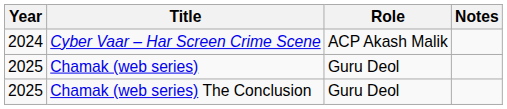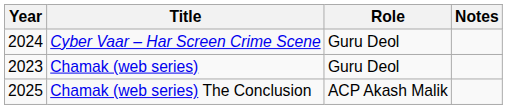(388, 41) ACP Akash Malik -> (364, 41) Guru Deol
(26, 66) 2025 -> (26, 66) 2023
(364, 91) Guru Deol -> (388, 91) ACP Akash Malik
